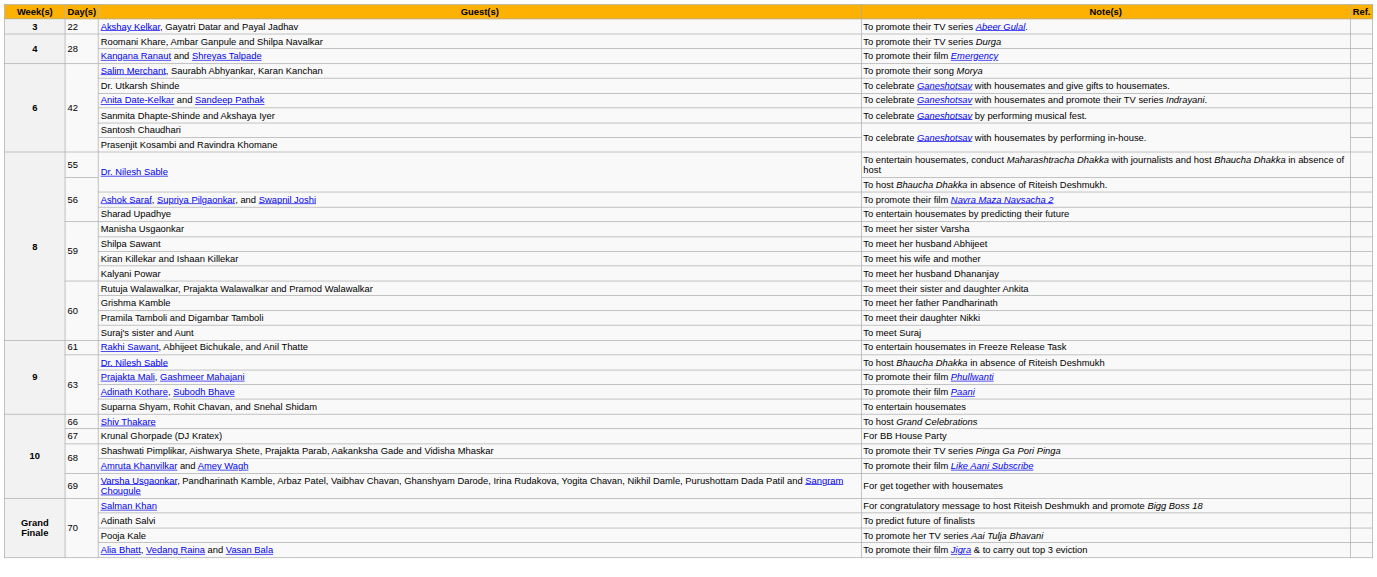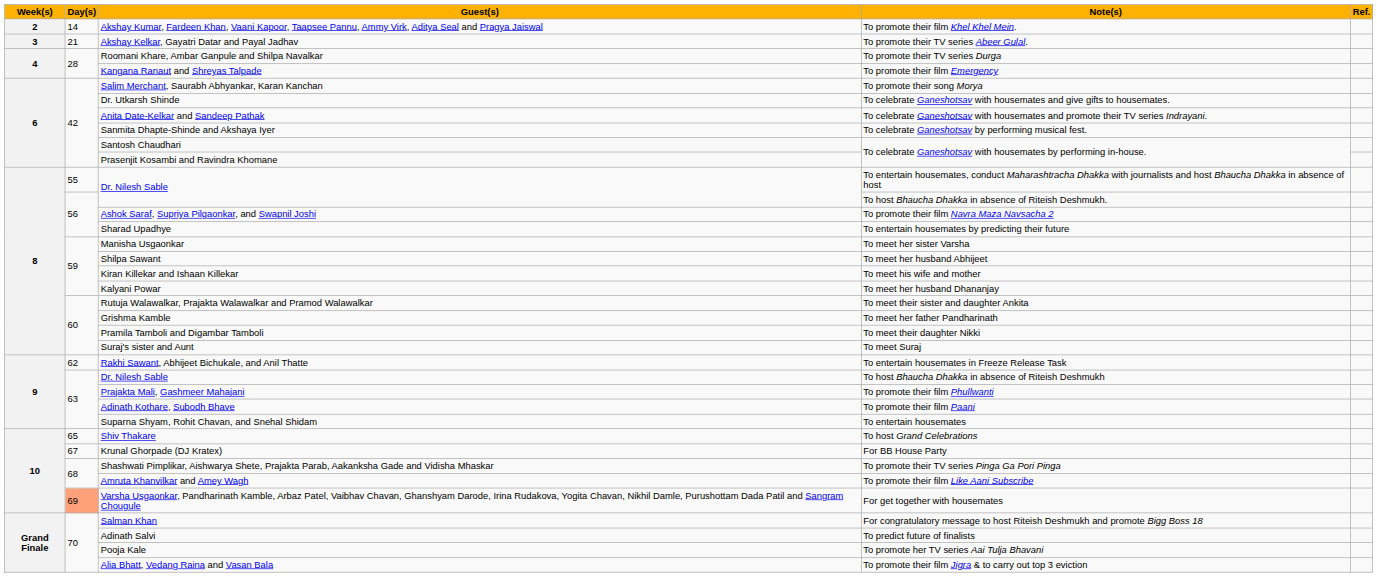+ row: (322, 26)
(73, 26) 22 -> (73, 41) 21
(73, 347) 61 -> (73, 362) 62
(73, 421) 66 -> (73, 436) 65
(73, 485) no background -> (73, 500) lightsalmon background
